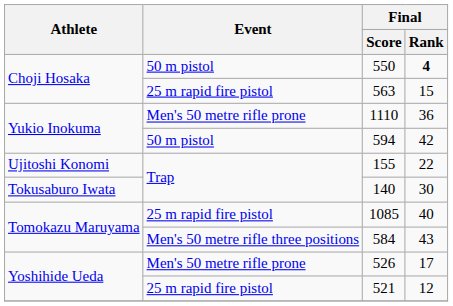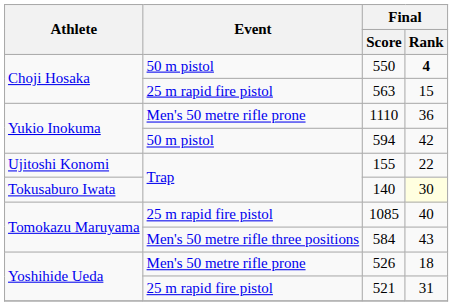(426, 190) no background -> (426, 190) lightyellow background
(426, 264) 17 -> (426, 264) 18
(426, 288) 12 -> (426, 288) 31
